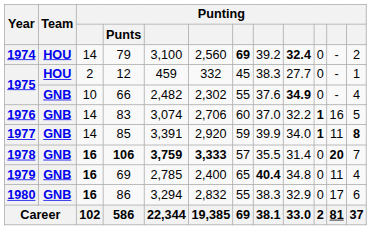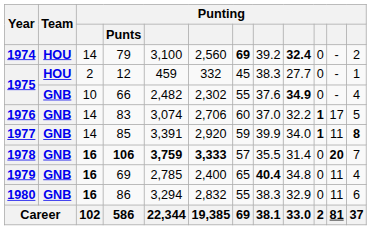(337, 114) 16 -> (337, 114) 17
(337, 194) 17 -> (337, 194) 11
